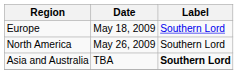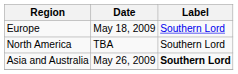(124, 45) May 26, 2009 -> (103, 45) TBA
(103, 61) TBA -> (124, 61) May 26, 2009
